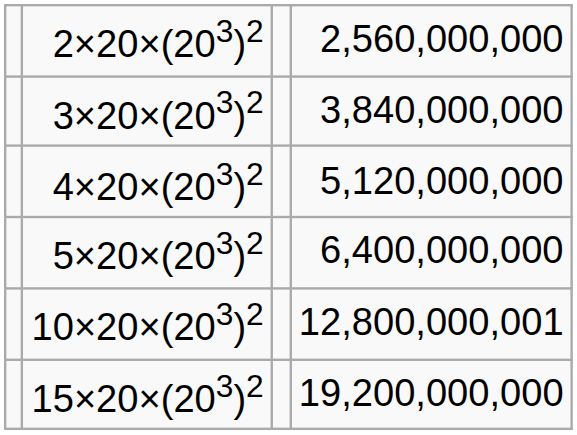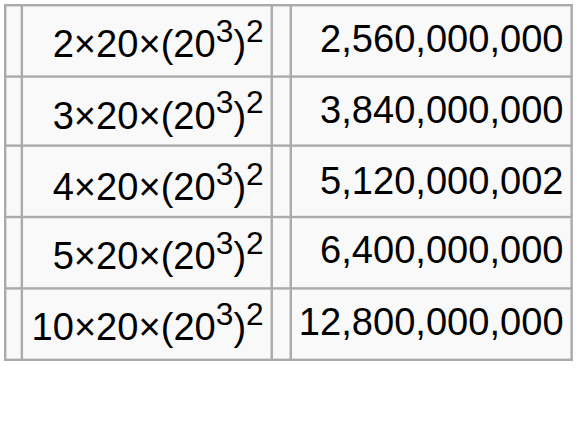(442, 181) 5,120,000,000 -> (442, 181) 5,120,000,002
(431, 322) 12,800,000,001 -> (431, 322) 12,800,000,000
- row: (148, 393)
